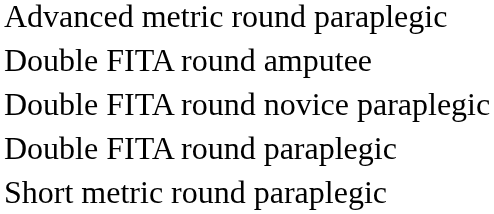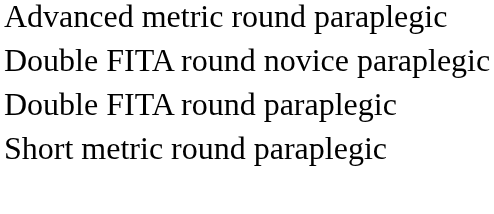- row: (188, 60)
